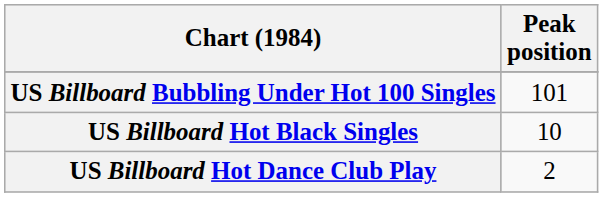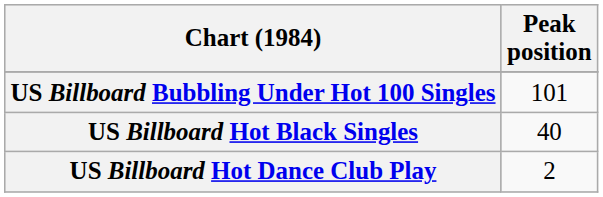(549, 131) 10 -> (549, 131) 40
